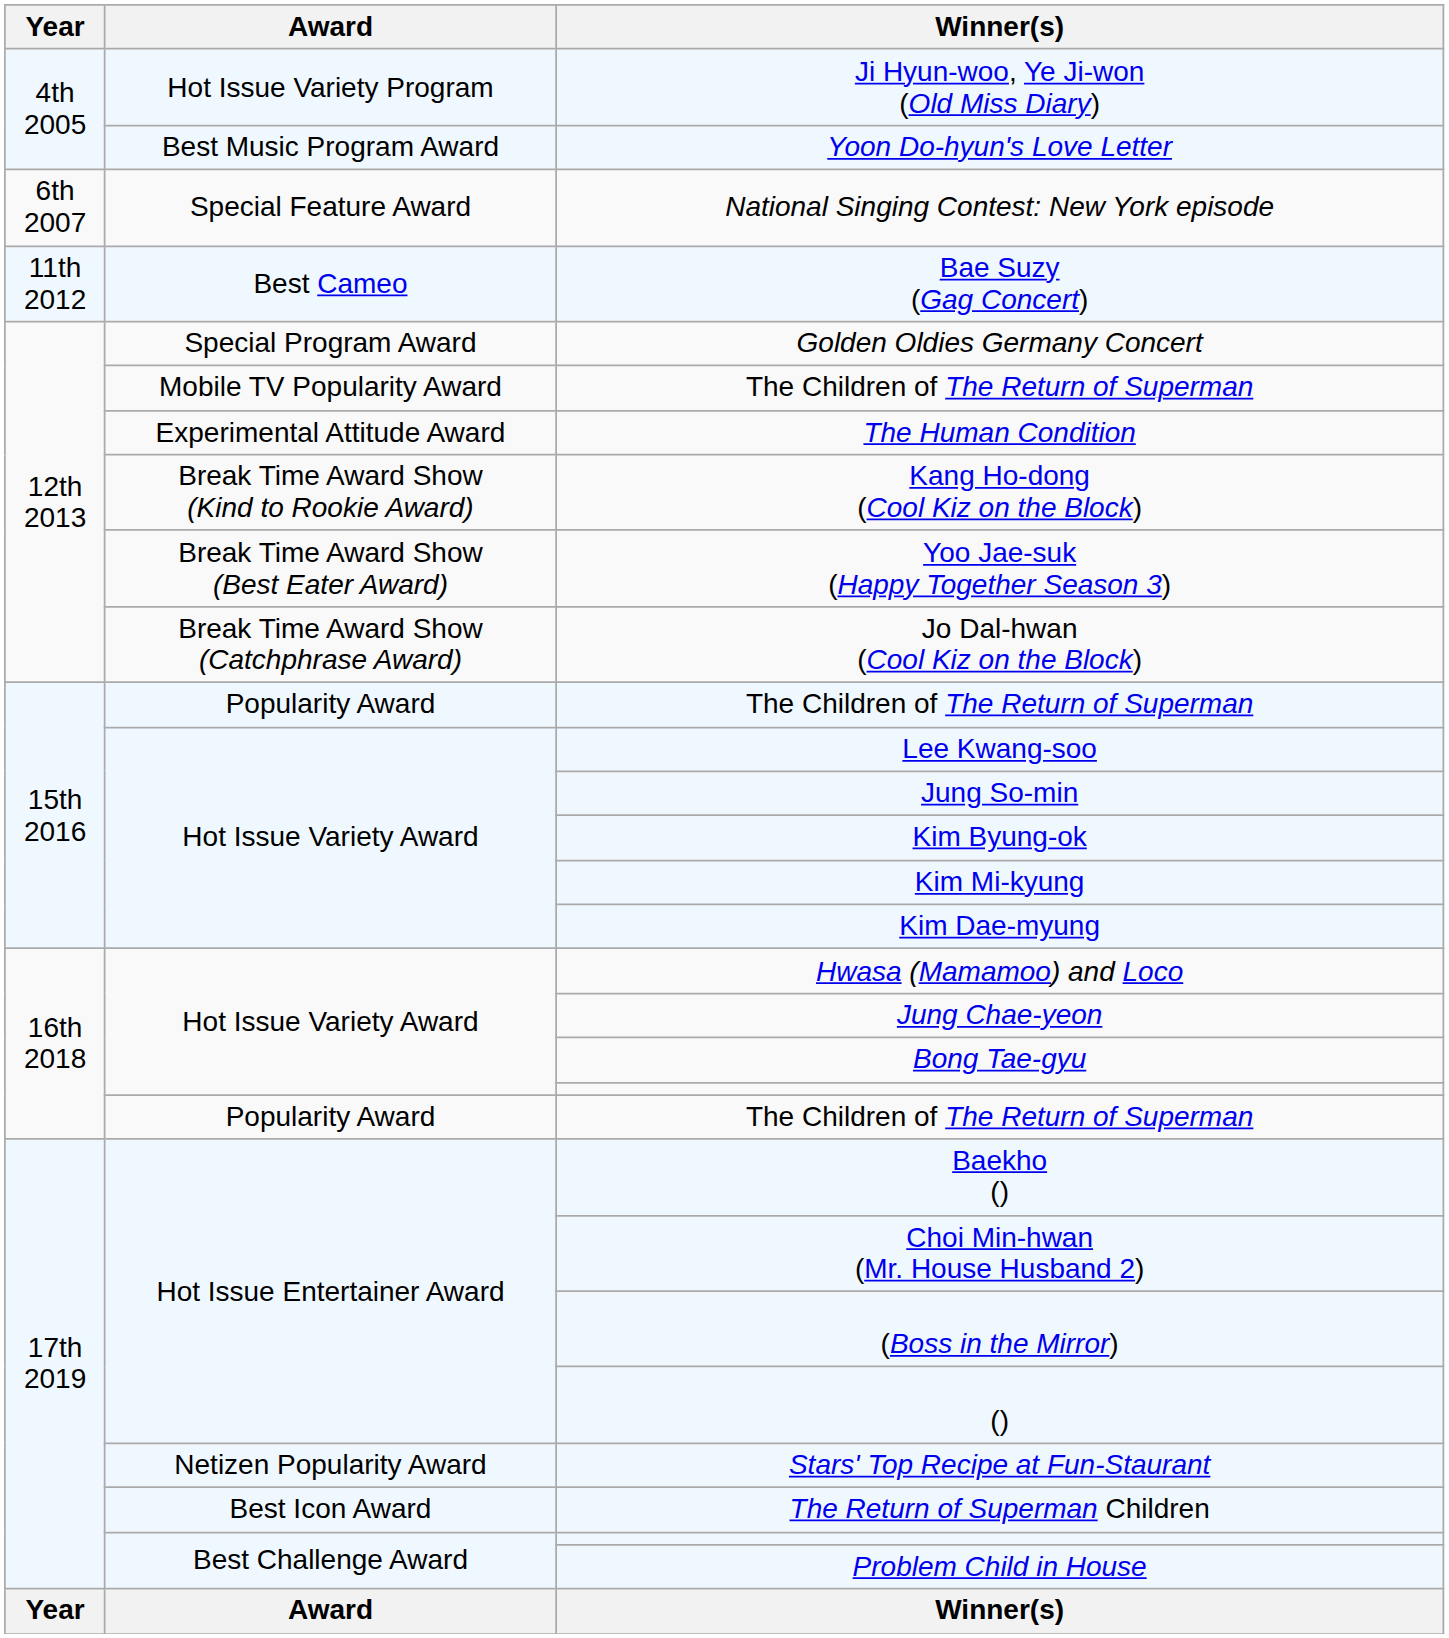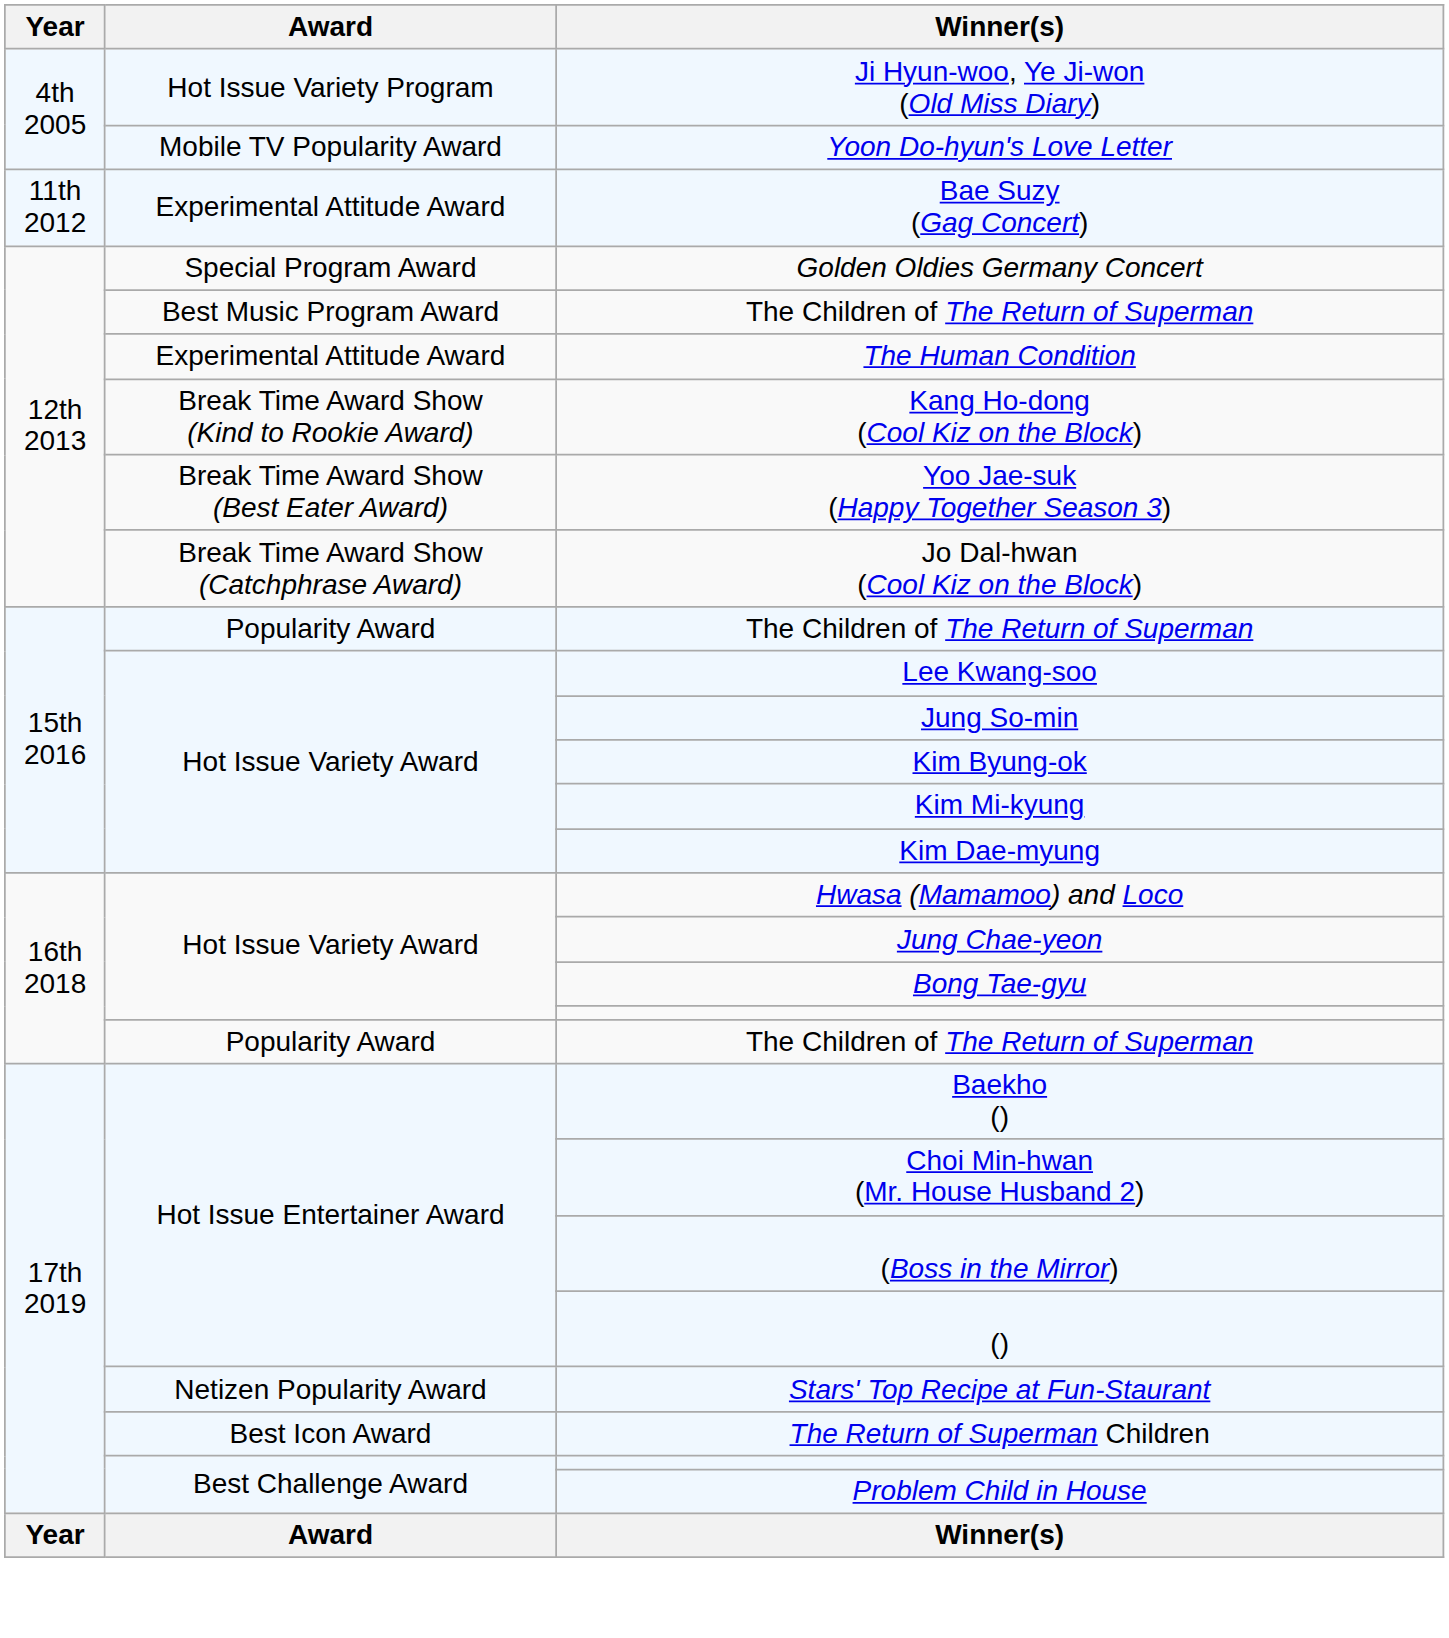(330, 147) Best Music Program Award -> (330, 147) Mobile TV Popularity Award
- row: (55, 207)
(330, 283) Best Cameo -> (330, 207) Experimental Attitude Award
(330, 387) Mobile TV Popularity Award -> (330, 311) Best Music Program Award
